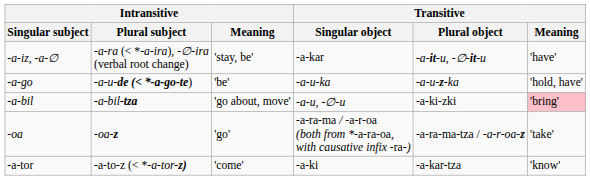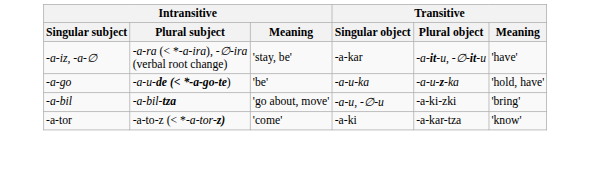(545, 102) pink background -> (506, 102) no background
- row: (15, 134)
